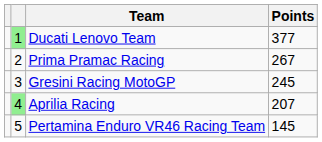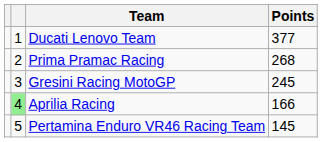(18, 38) lightgreen background -> (18, 38) no background
(283, 60) 267 -> (283, 60) 268
(283, 104) 207 -> (283, 104) 166
